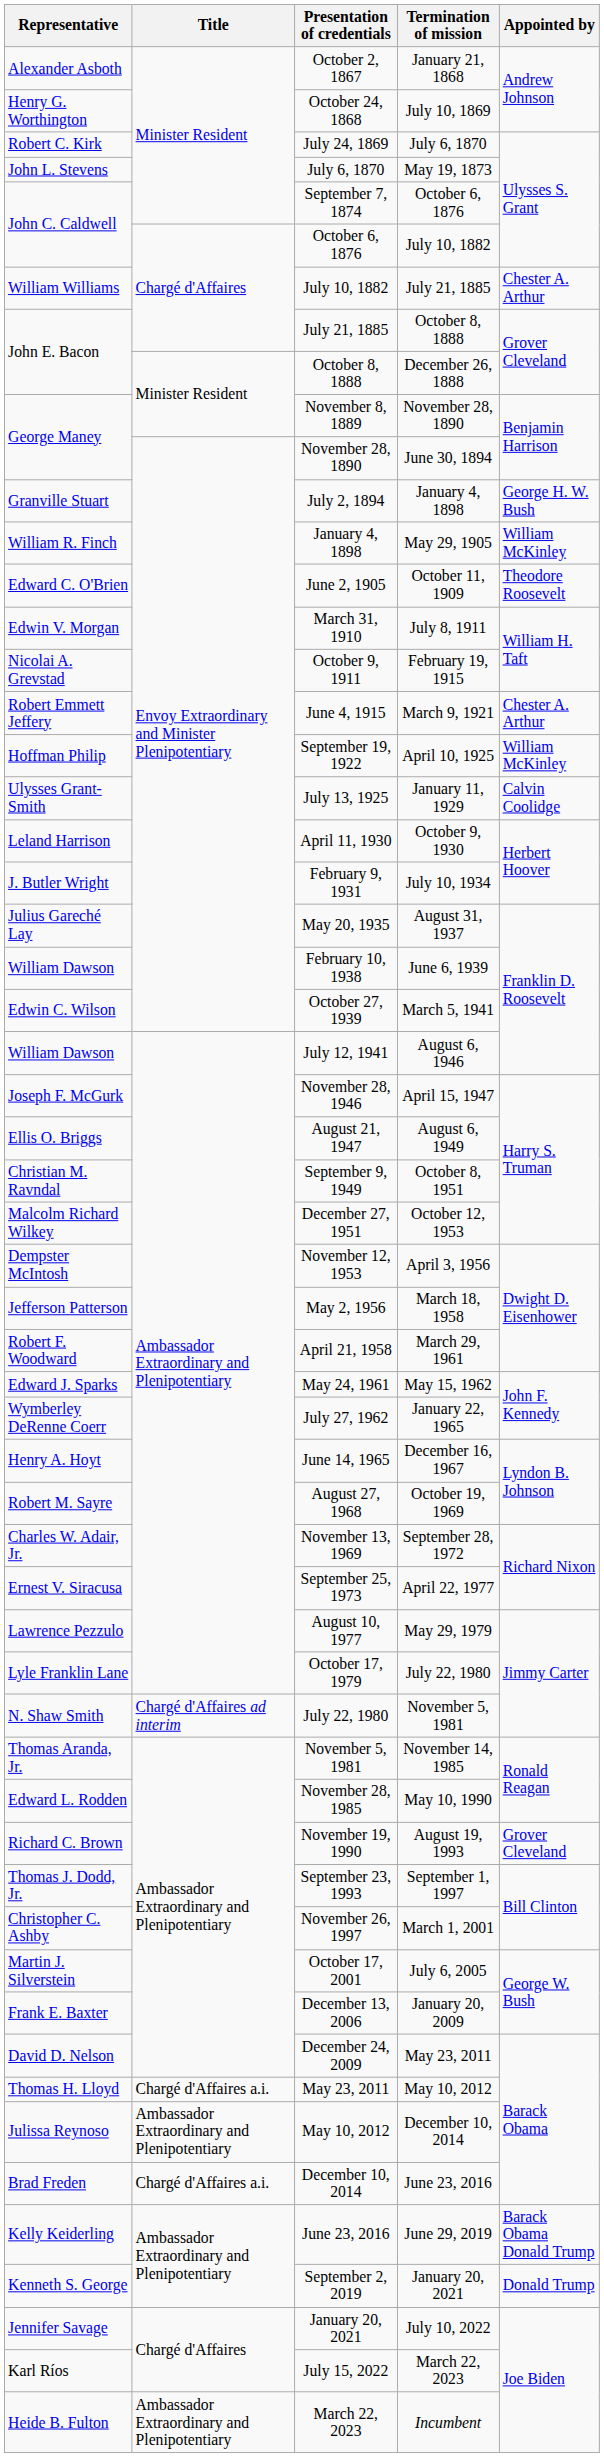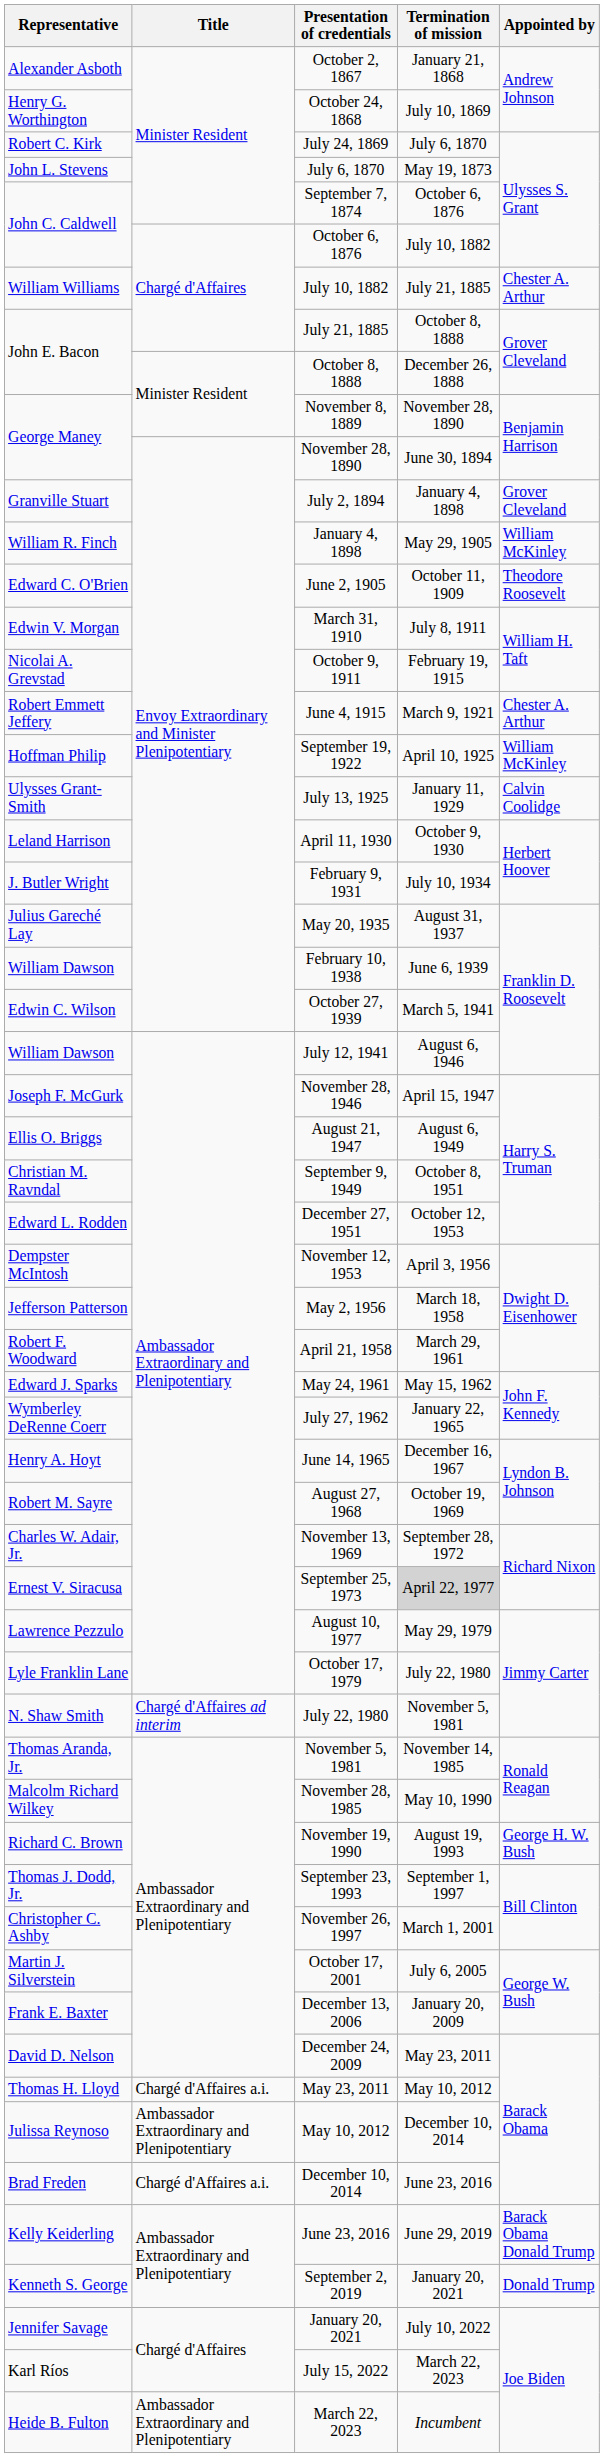(546, 500) George H. W. Bush -> (534, 500) Grover Cleveland
(63, 1223) Malcolm Richard Wilkey -> (68, 1223) Edward L. Rodden
(448, 1588) no background -> (448, 1588) lightgrey background
(68, 1800) Edward L. Rodden -> (63, 1800) Malcolm Richard Wilkey
(534, 1843) Grover Cleveland -> (546, 1843) George H. W. Bush
